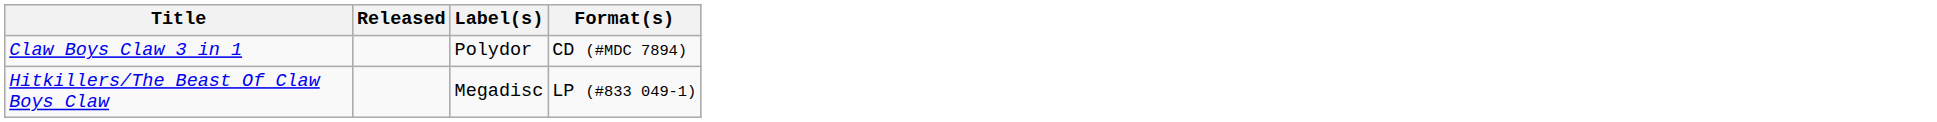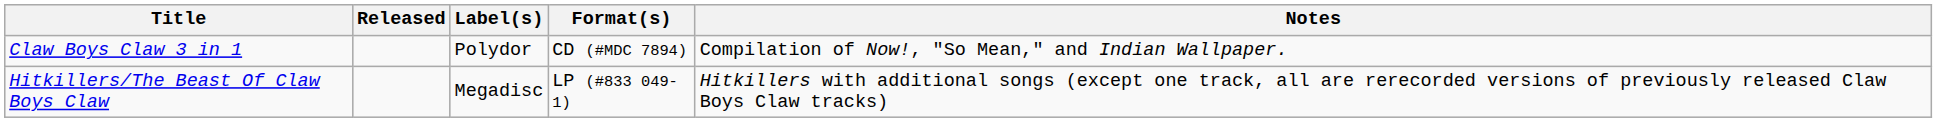+ column: (1313, 20)
